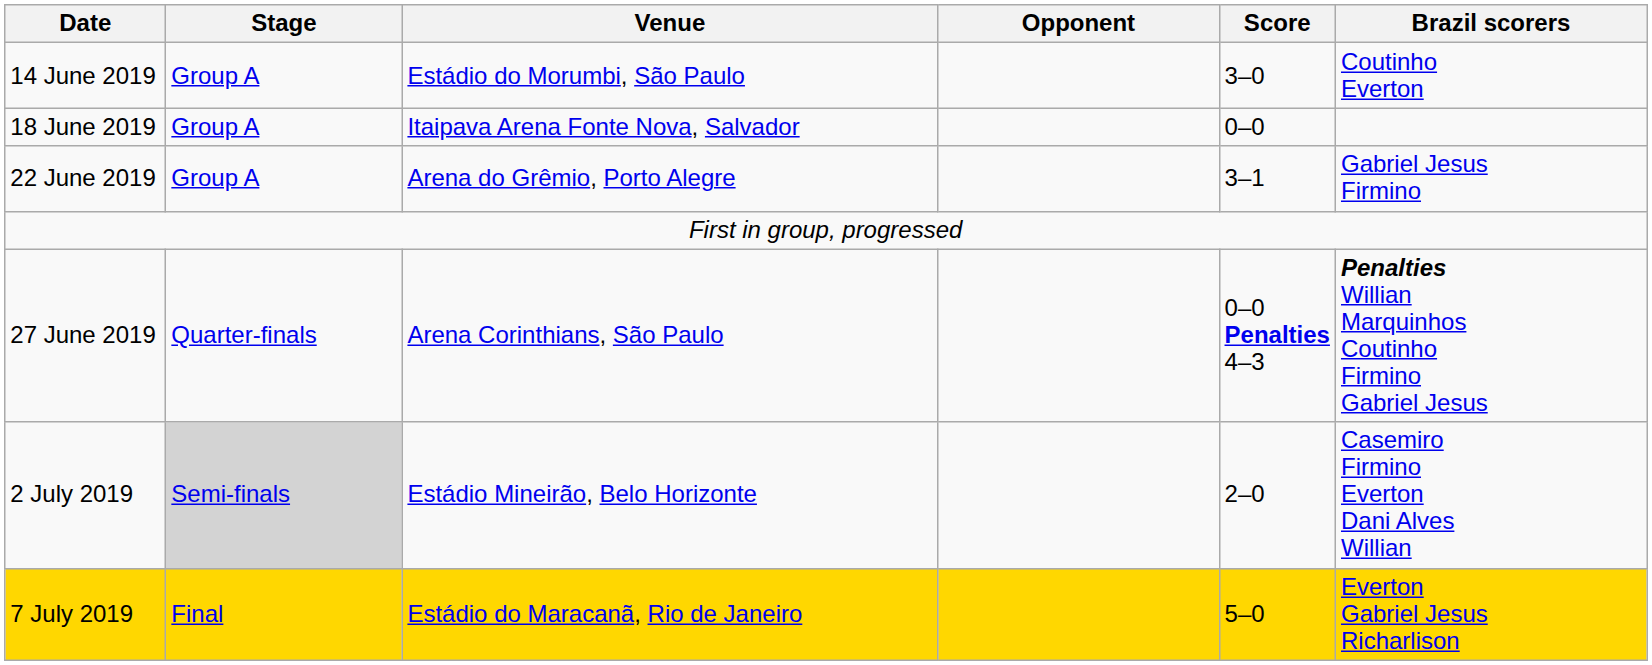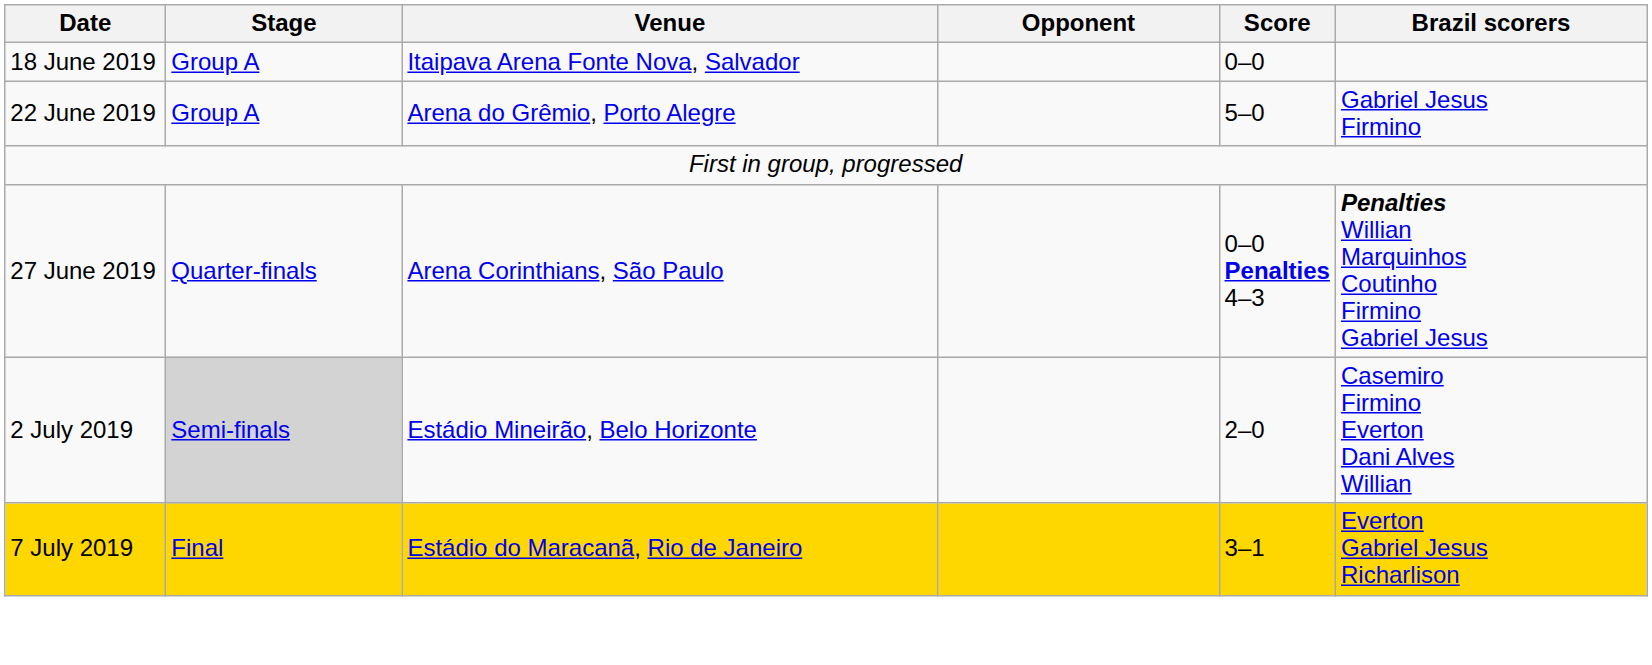- row: (83, 75)
(1245, 178) 3–1 -> (1245, 113) 5–0
(1245, 613) 5–0 -> (1245, 548) 3–1
